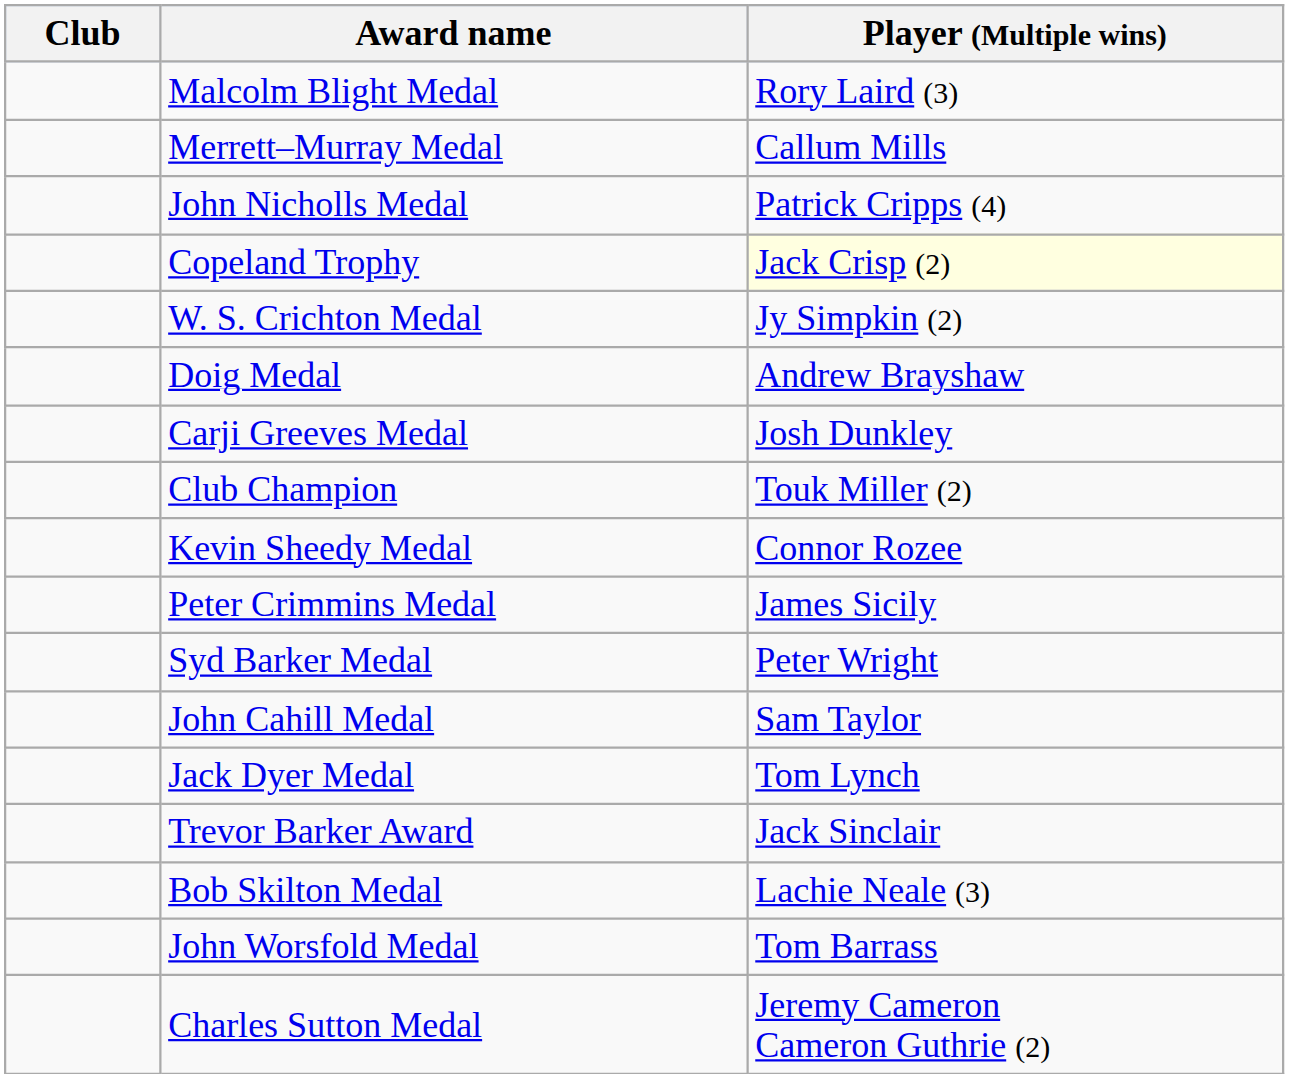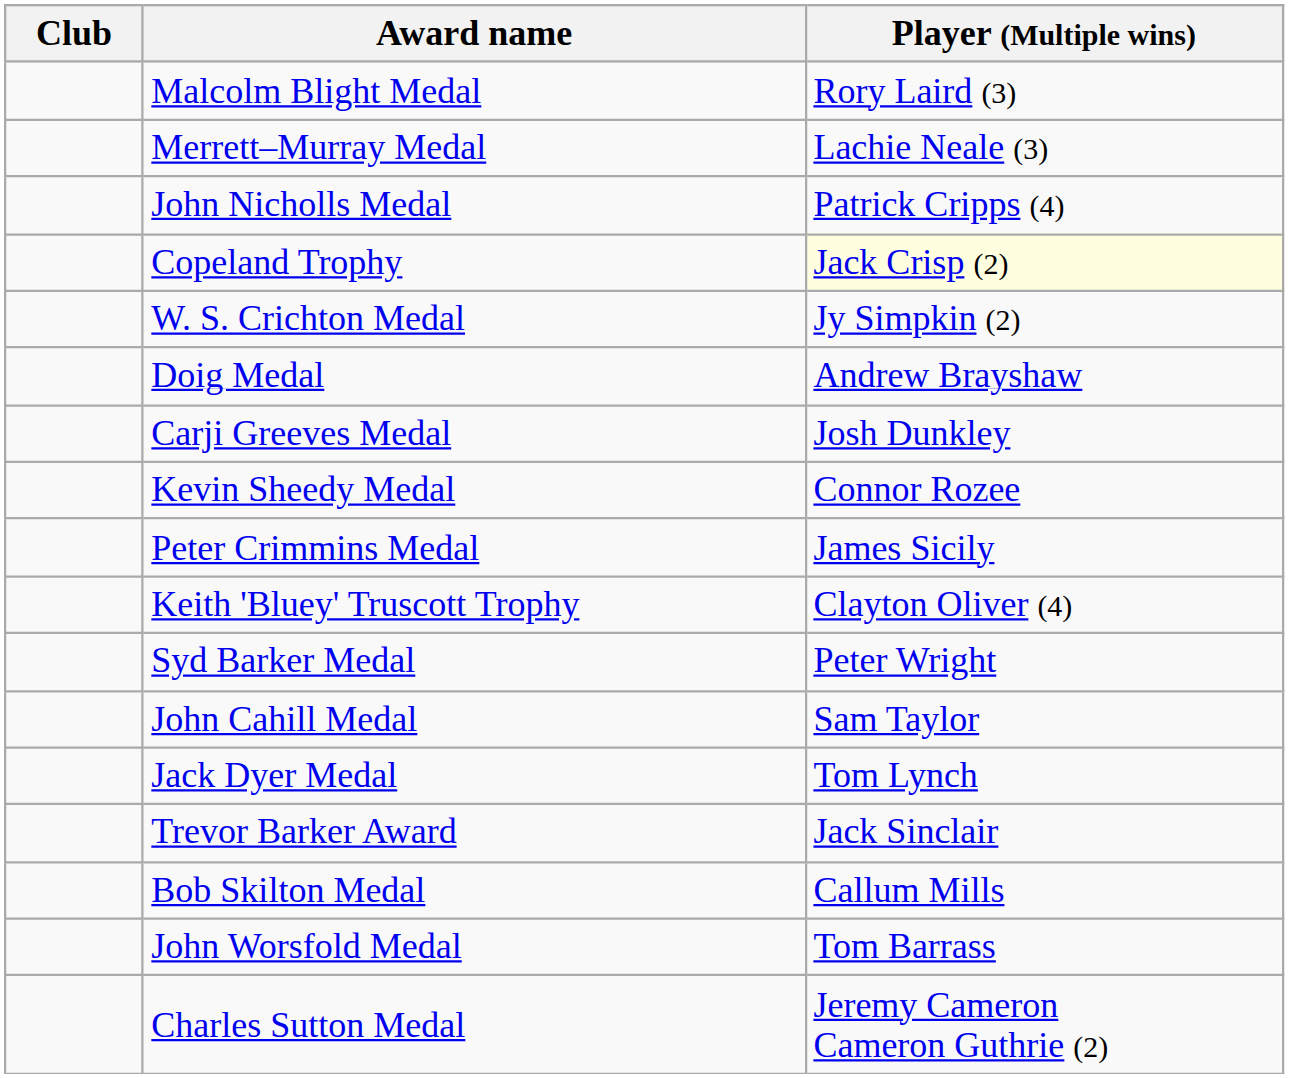(851, 147) Callum Mills -> (931, 147) Lachie Neale (3)
- row: (283, 489)
+ row: (365, 603)
(873, 889) Lachie Neale (3) -> (909, 889) Callum Mills
